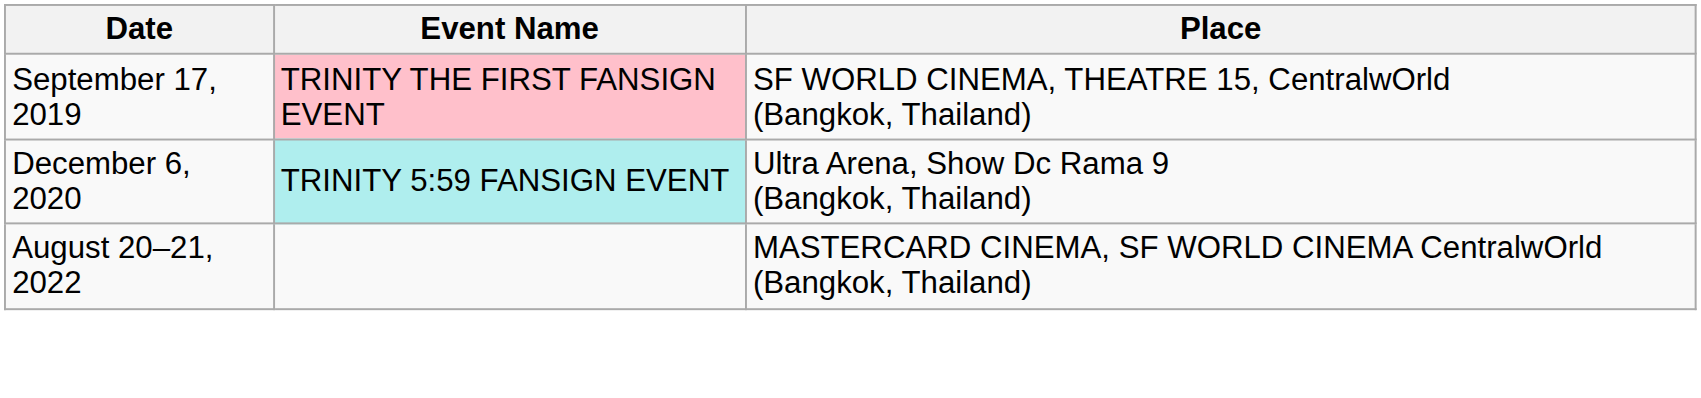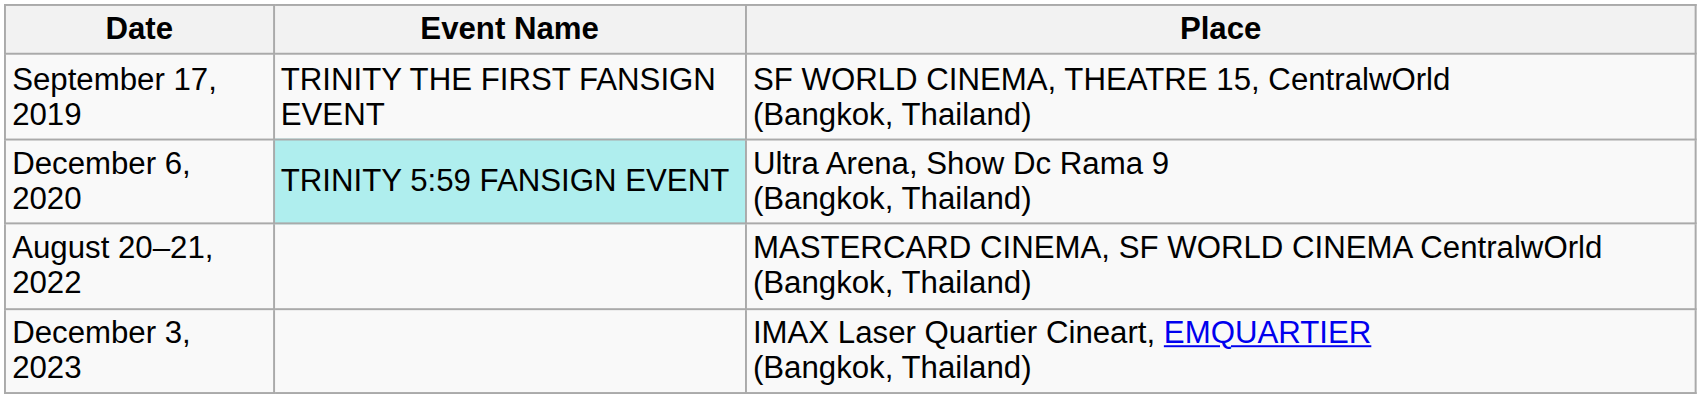(498, 96) pink background -> (498, 96) no background
+ row: (101, 350)
